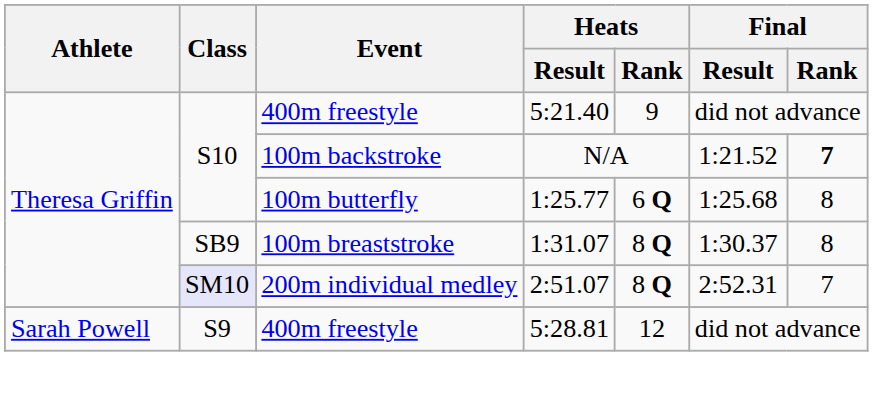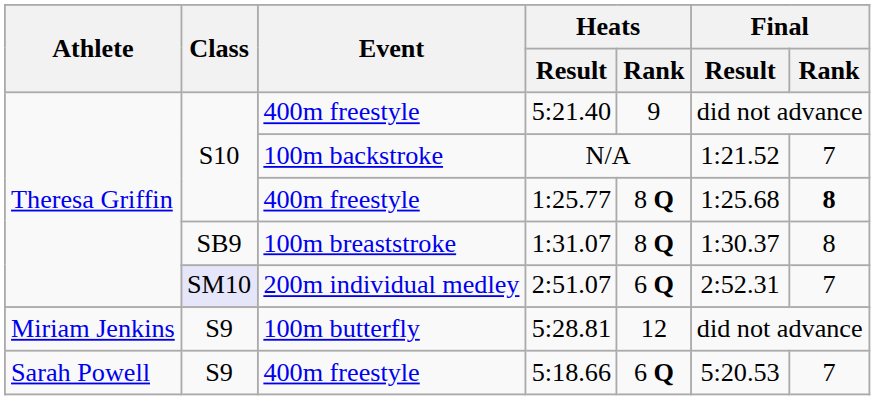(827, 156) bold -> (829, 156) normal
(340, 199) 100m butterfly -> (342, 199) 400m freestyle
(652, 199) 6 Q -> (654, 199) 8 Q
(827, 199) normal -> (829, 199) bold
(652, 285) 8 Q -> (654, 285) 6 Q
(81, 329) Sarah Powell -> (93, 329) Miriam Jenkins
(340, 329) 400m freestyle -> (342, 329) 100m butterfly
+ row: (571, 372)
